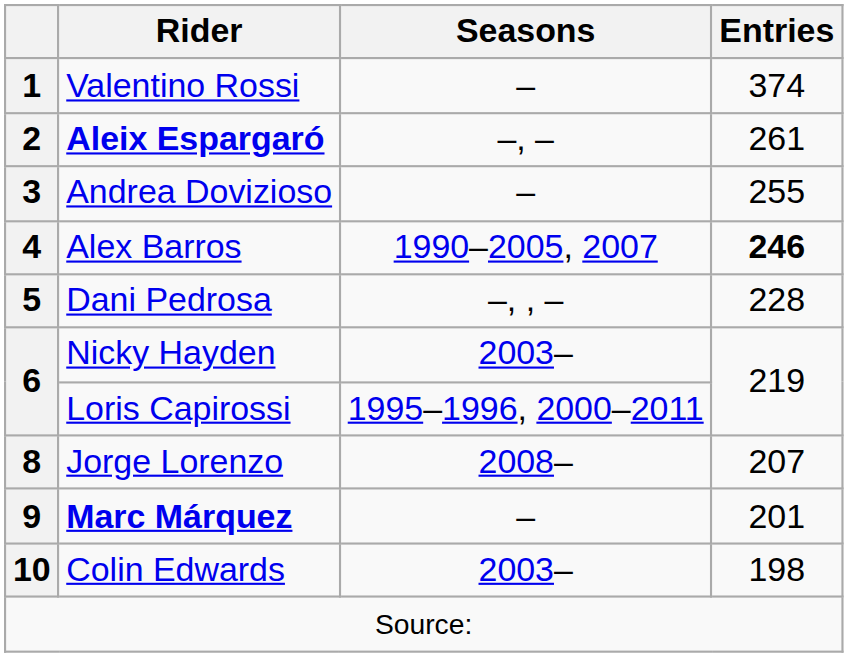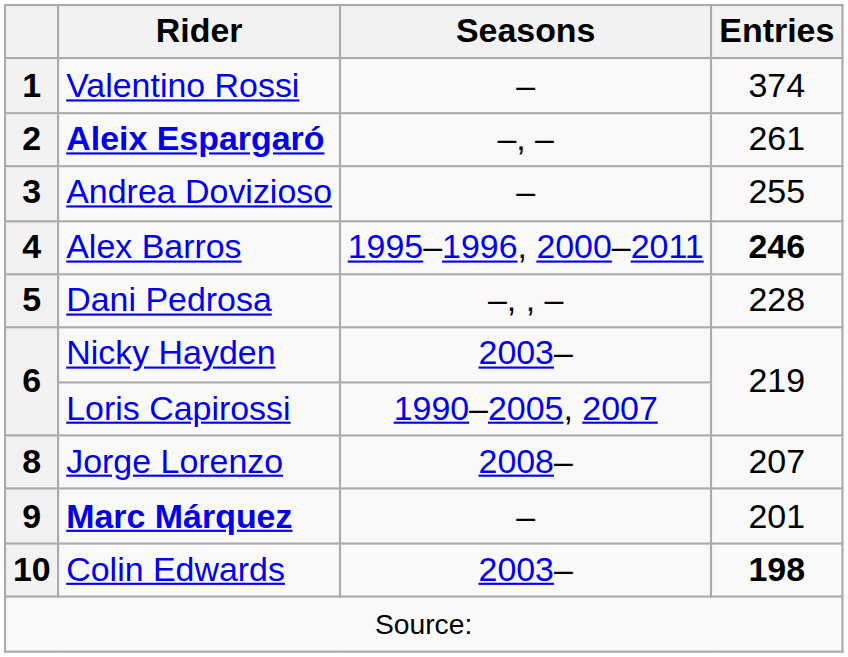(526, 246) 1990–2005, 2007 -> (526, 246) 1995–1996, 2000–2011
(526, 407) 1995–1996, 2000–2011 -> (526, 407) 1990–2005, 2007
(777, 569) normal -> (777, 569) bold
